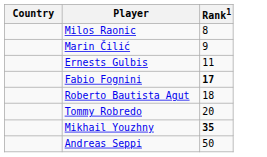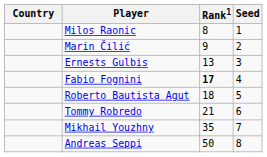+ column: (248, 14)
(208, 63) 11 -> (208, 63) 13
(208, 112) 20 -> (208, 112) 21
(208, 128) bold -> (208, 128) normal
